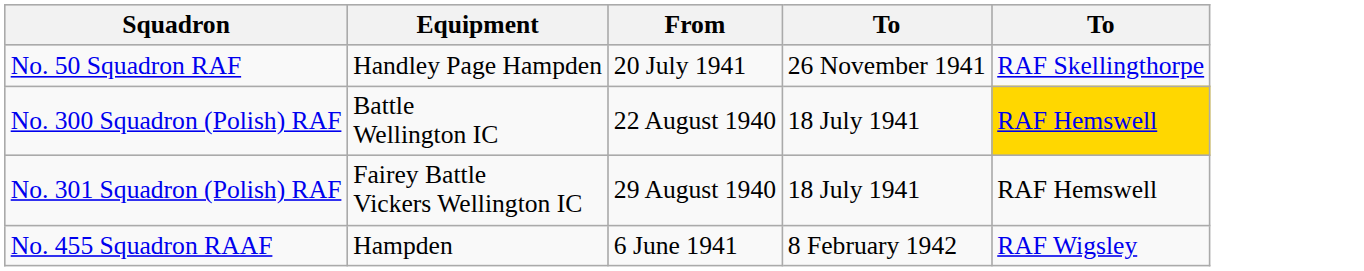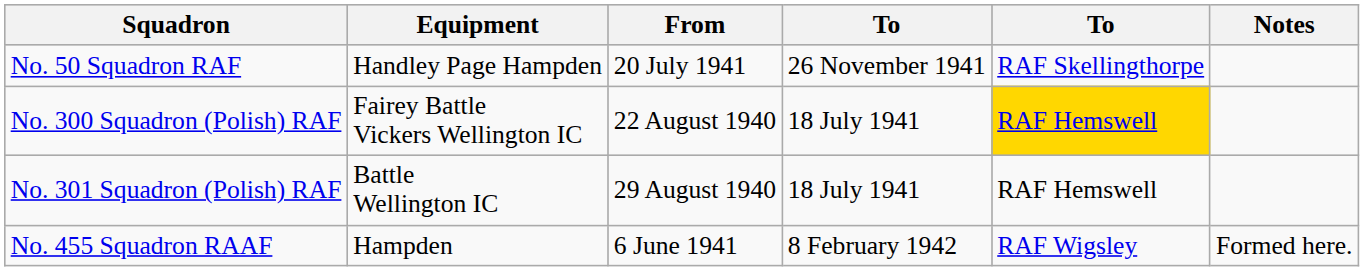+ column: (1284, 24)
(426, 120) Battle Wellington IC -> (468, 120) Fairey Battle Vickers Wellington IC
(468, 189) Fairey Battle Vickers Wellington IC -> (426, 189) Battle Wellington IC
